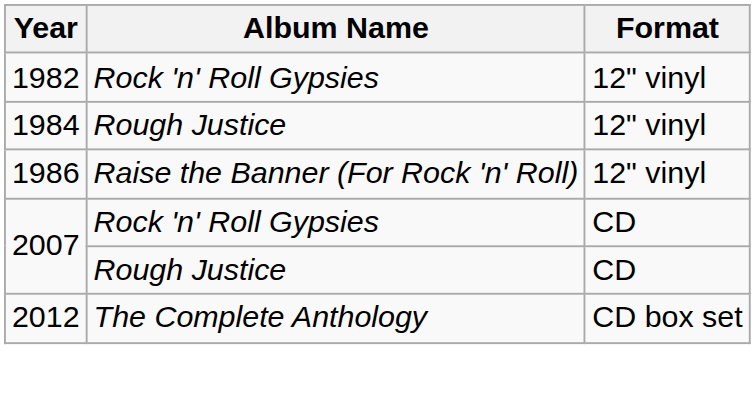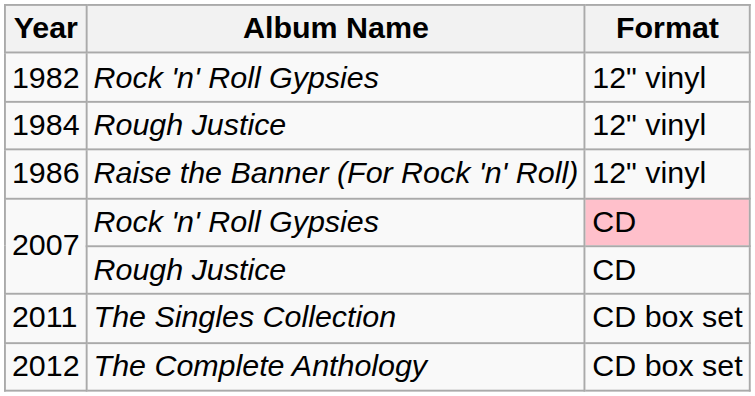(614, 221) no background -> (614, 221) pink background
+ row: (45, 317)
